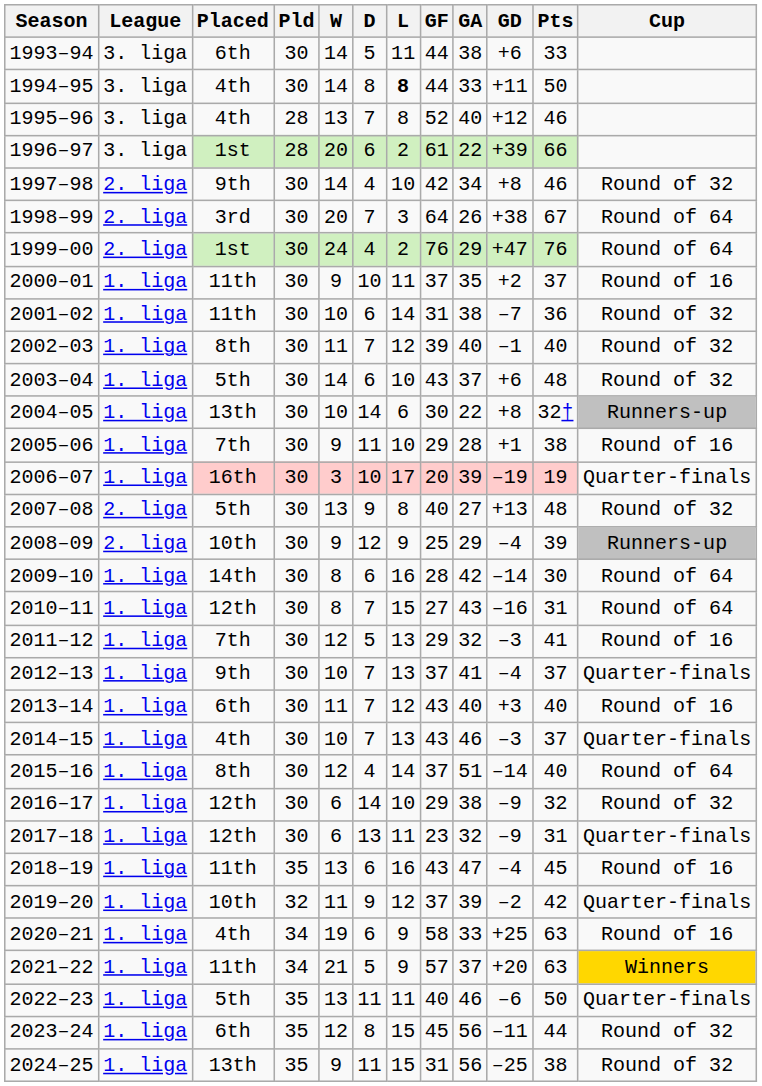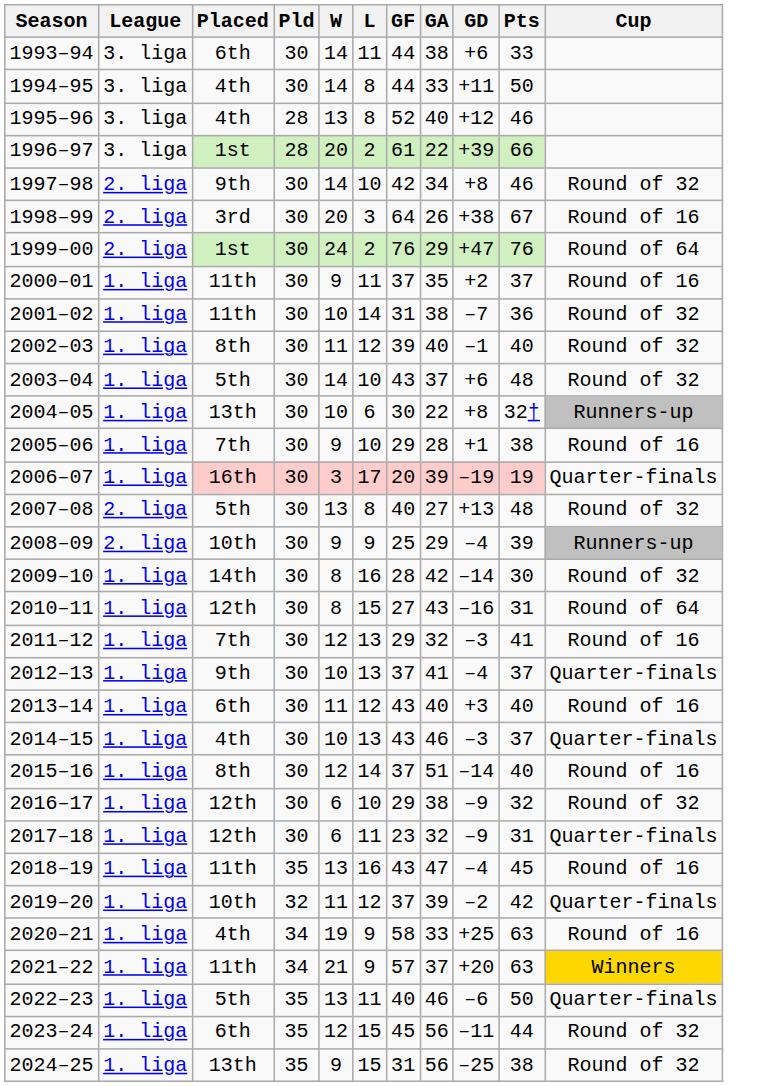- column: (370, 21)
(403, 86) bold -> (370, 86) normal
(667, 217) Round of 64 -> (634, 217) Round of 16
(667, 576) Round of 64 -> (634, 576) Round of 32
(667, 772) Round of 64 -> (634, 772) Round of 16
